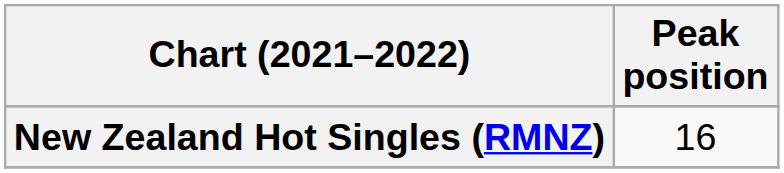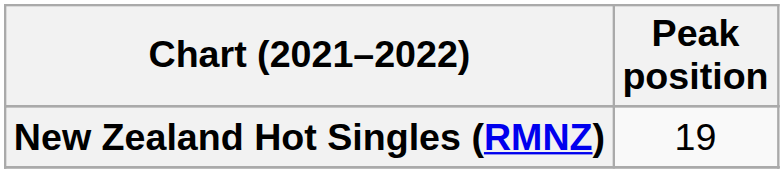(695, 136) 16 -> (695, 136) 19
